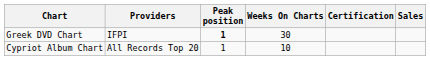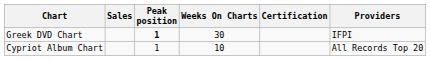columns swapped: (153, 16) <-> (411, 16)
